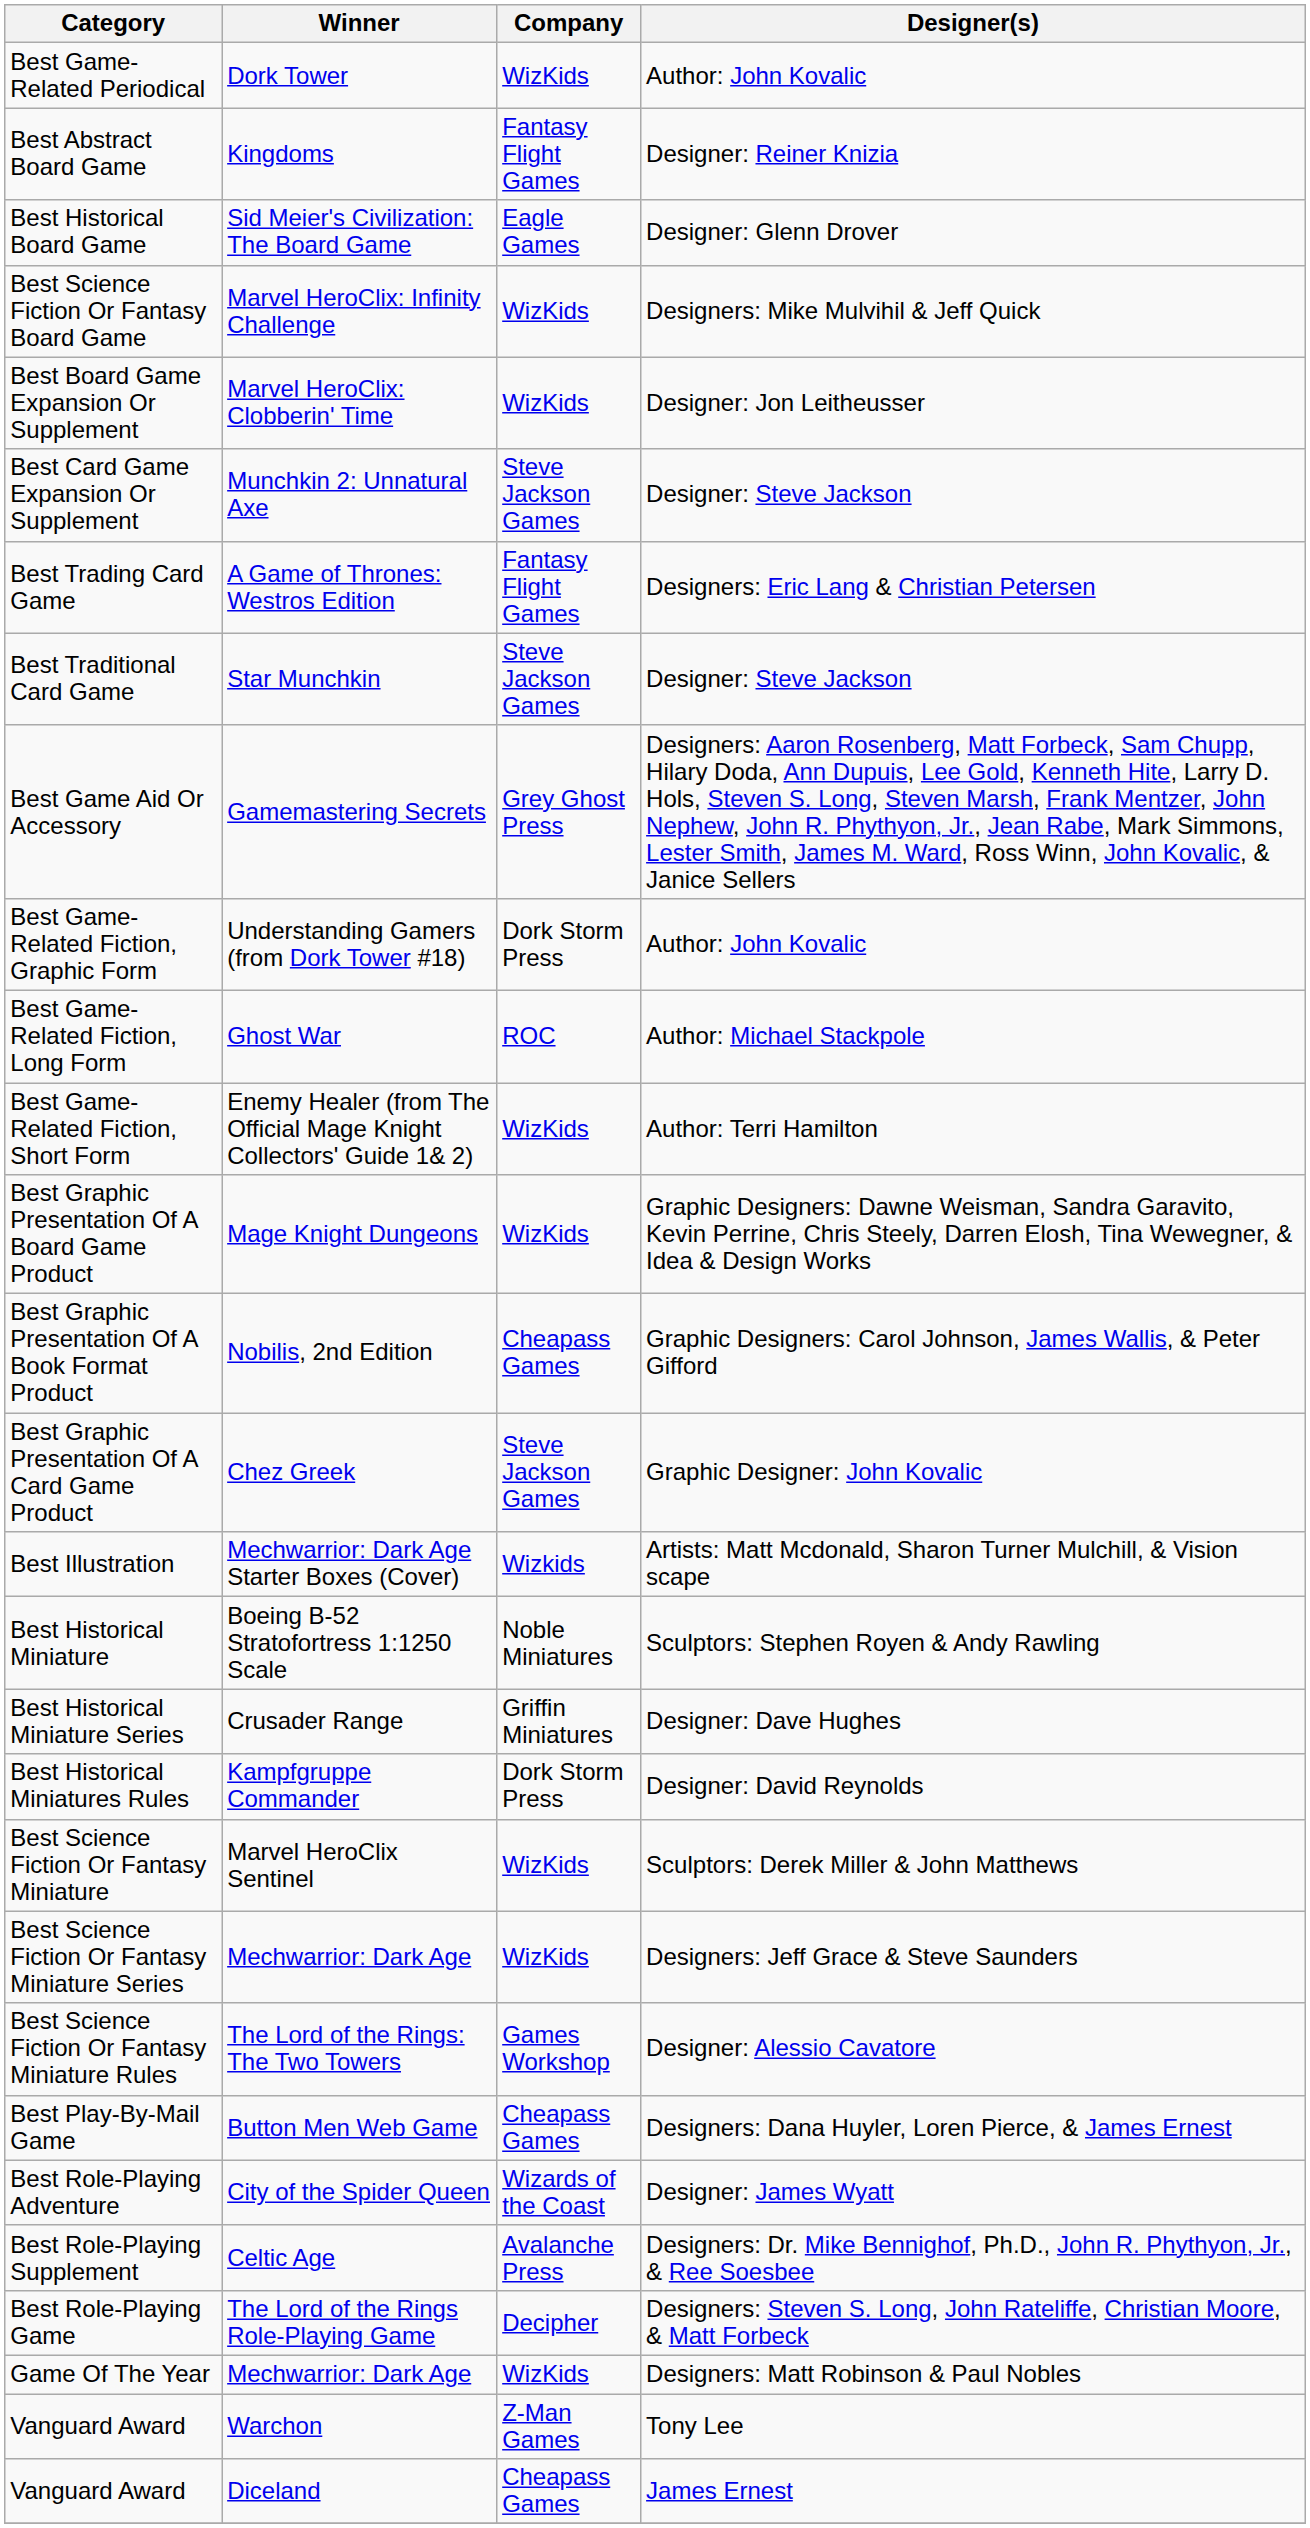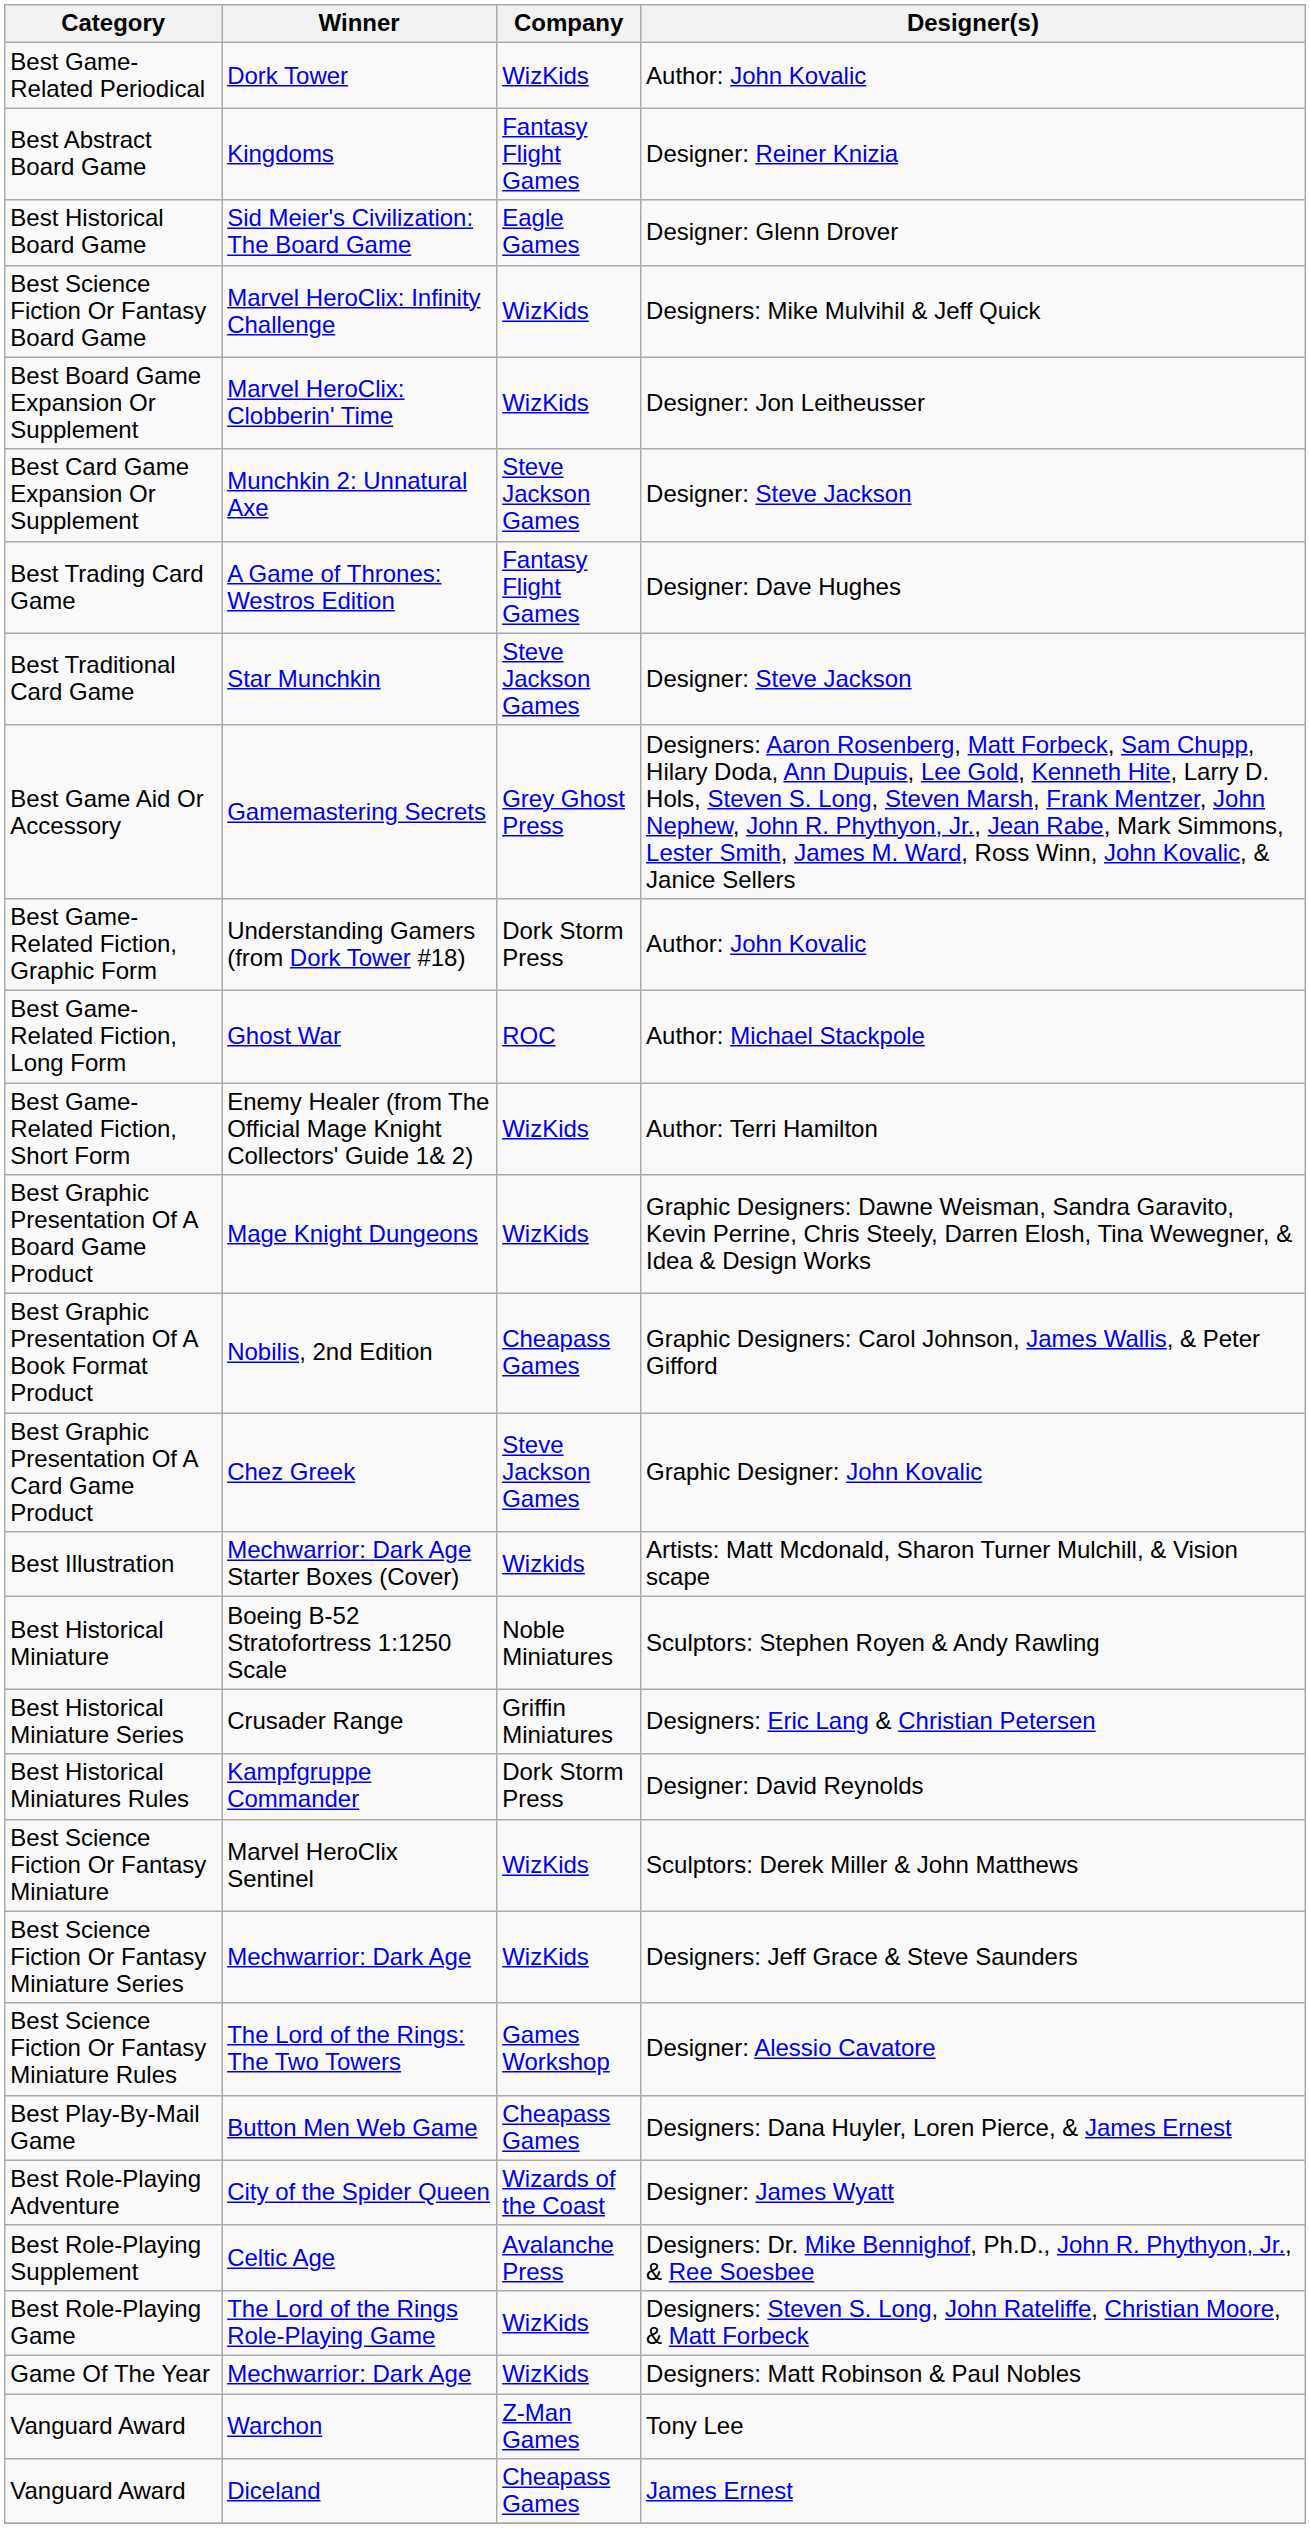(871, 586) Designers: Eric Lang & Christian Petersen -> (774, 586) Designer: Dave Hughes
(774, 1721) Designer: Dave Hughes -> (871, 1721) Designers: Eric Lang & Christian Petersen
(550, 2322) Decipher -> (546, 2322) WizKids
